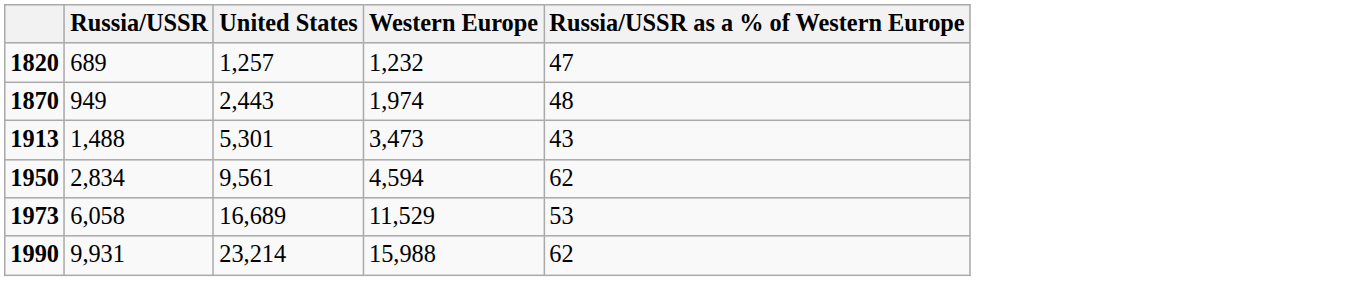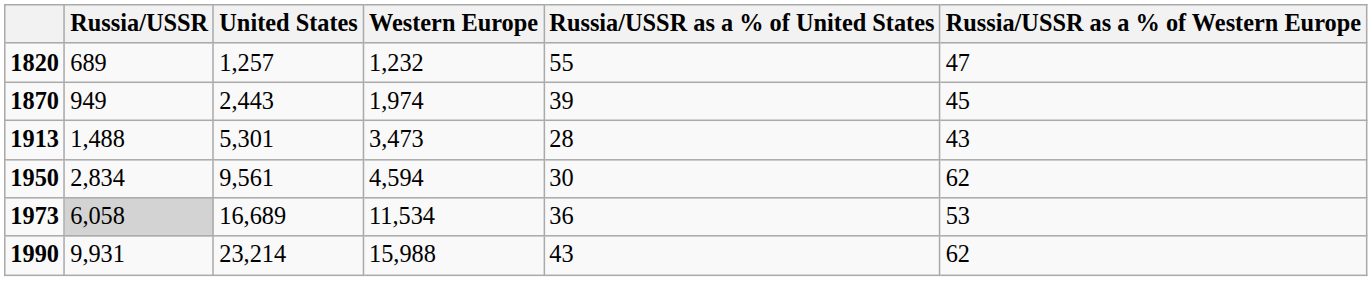+ column: (742, 23)
(561, 100) 48 -> (958, 100) 45
(98, 216) no background -> (98, 216) lightgrey background
(402, 216) 11,529 -> (402, 216) 11,534
